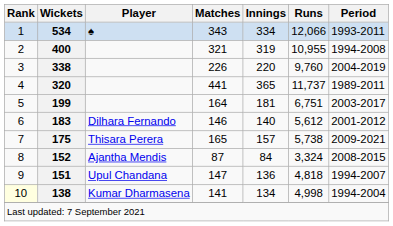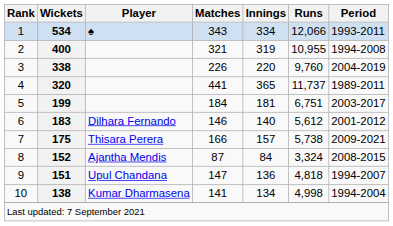(218, 103) 164 -> (218, 103) 184
(218, 139) 165 -> (218, 139) 166
(21, 193) lightyellow background -> (21, 193) no background
